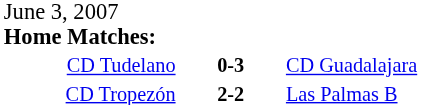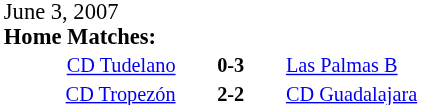(352, 65) CD Guadalajara -> (342, 65) Las Palmas B
(342, 94) Las Palmas B -> (352, 94) CD Guadalajara
